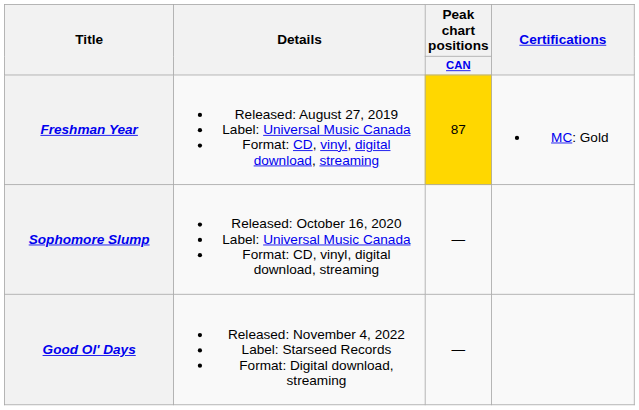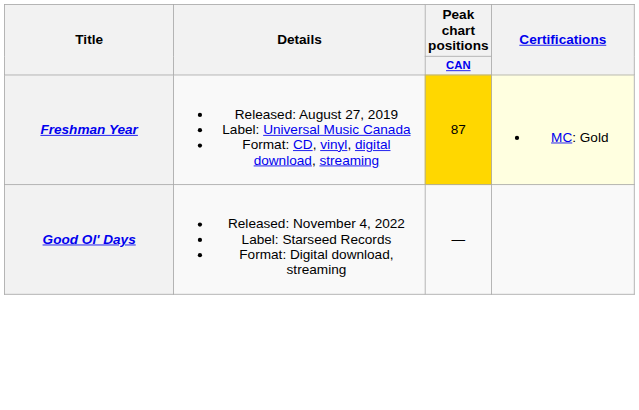(563, 137) no background -> (563, 137) lightyellow background
- row: (89, 239)
